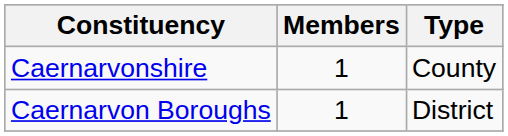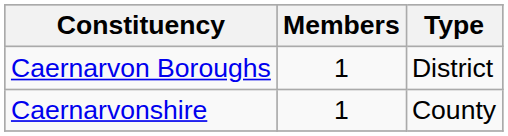rows swapped: (141, 109) <-> (109, 67)
